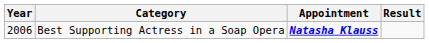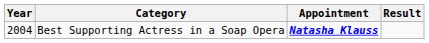(20, 30) 2006 -> (20, 30) 2004
